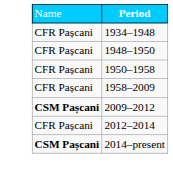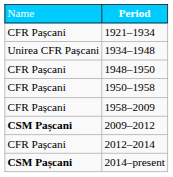+ row: (130, 32)
(64, 32) CFR Pașcani -> (53, 51) Unirea CFR Pașcani
